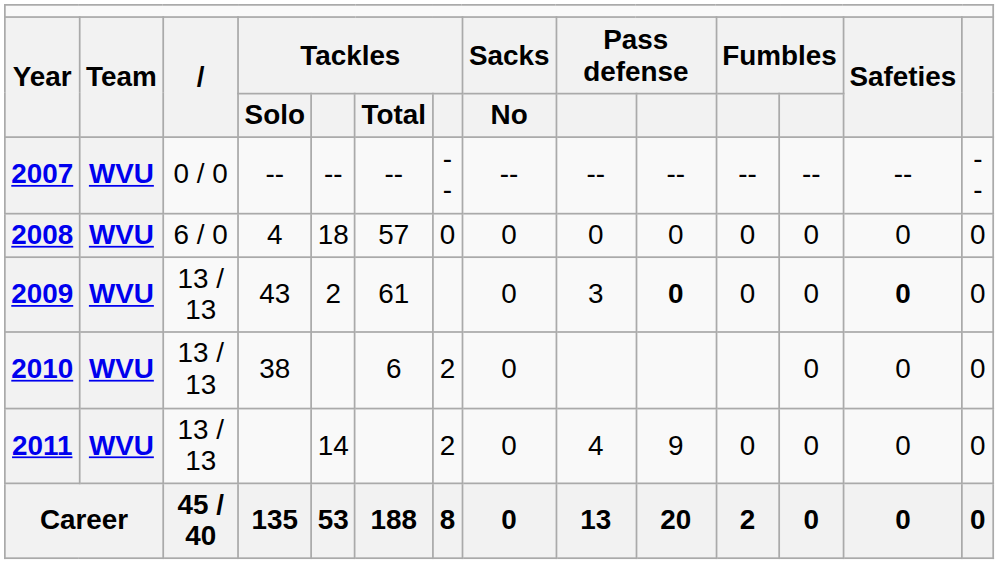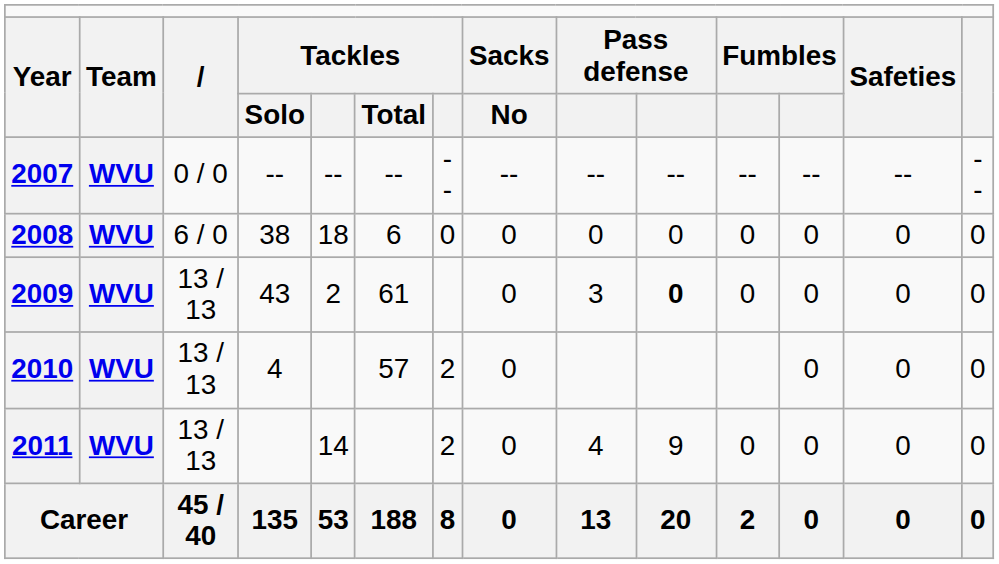(275, 234) 4 -> (275, 234) 38
(394, 234) 57 -> (394, 234) 6
(903, 294) bold -> (903, 294) normal
(275, 369) 38 -> (275, 369) 4
(394, 369) 6 -> (394, 369) 57
